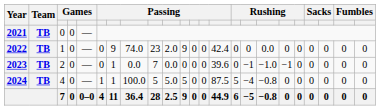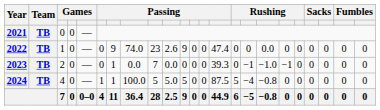(171, 49) 2.0 -> (171, 49) 2.6
(220, 49) 42.4 -> (220, 49) 47.4
(220, 65) 39.6 -> (220, 65) 39.3
